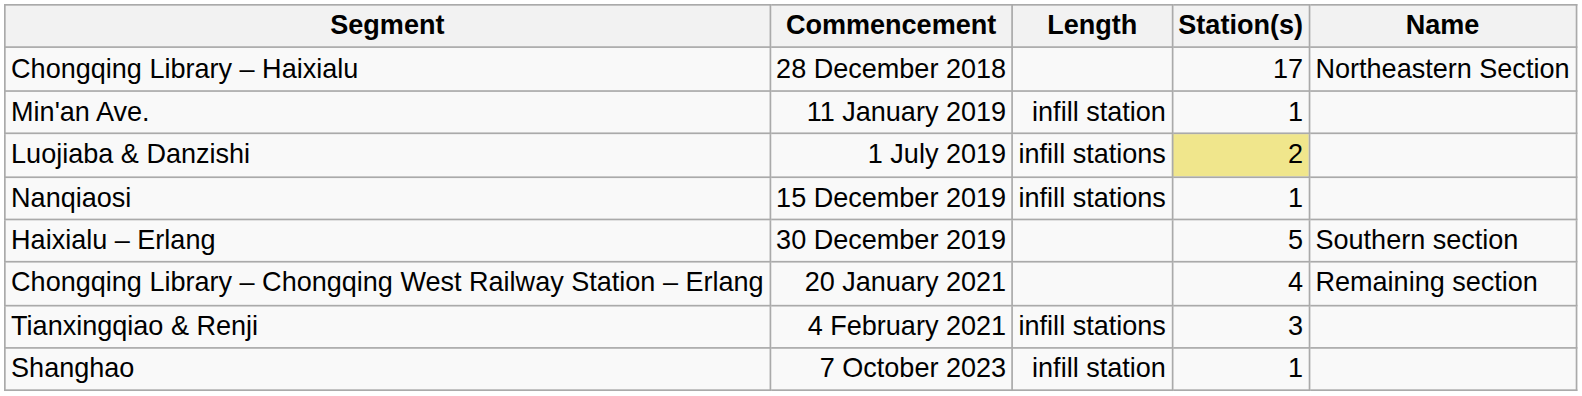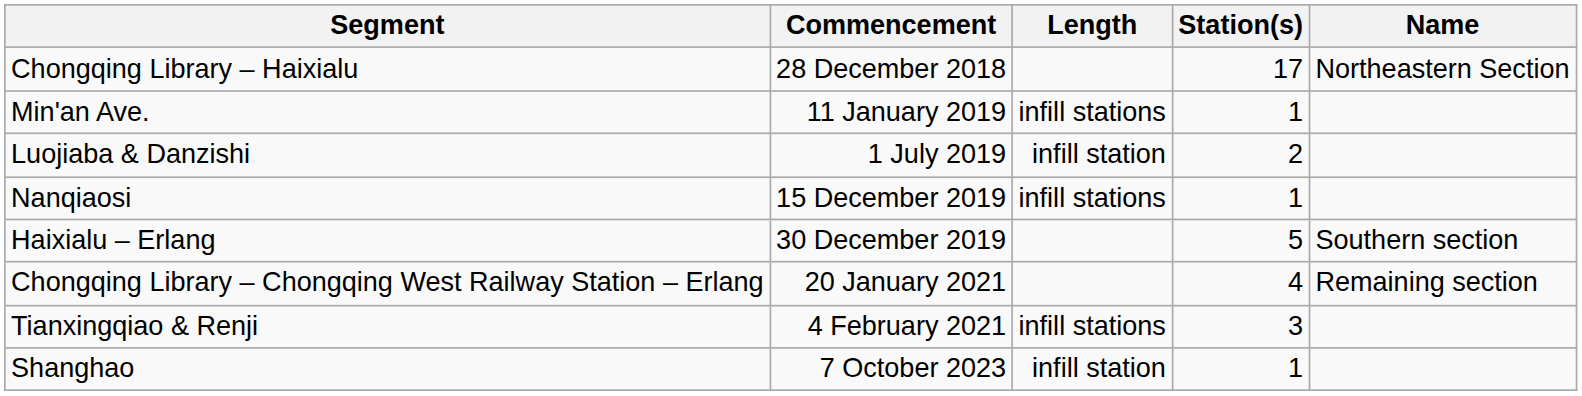(1099, 111) infill station -> (1092, 111) infill stations
(1092, 154) infill stations -> (1099, 154) infill station
(1295, 154) khaki background -> (1295, 154) no background
